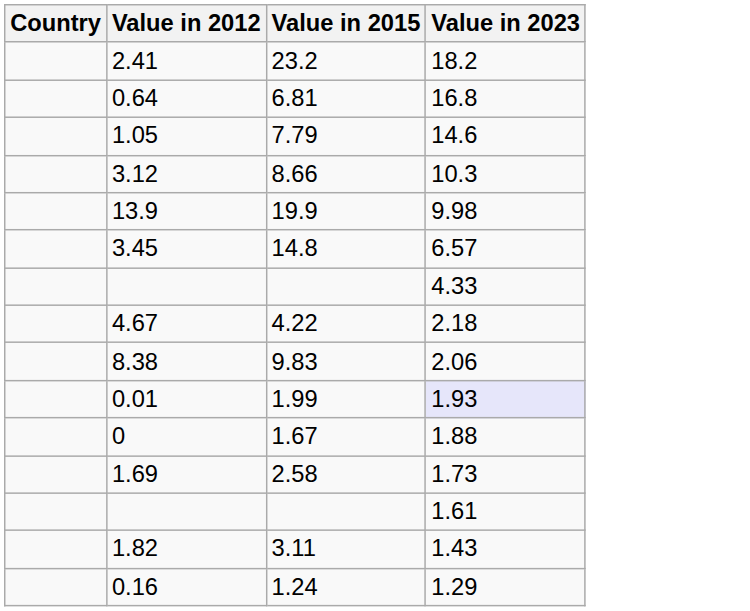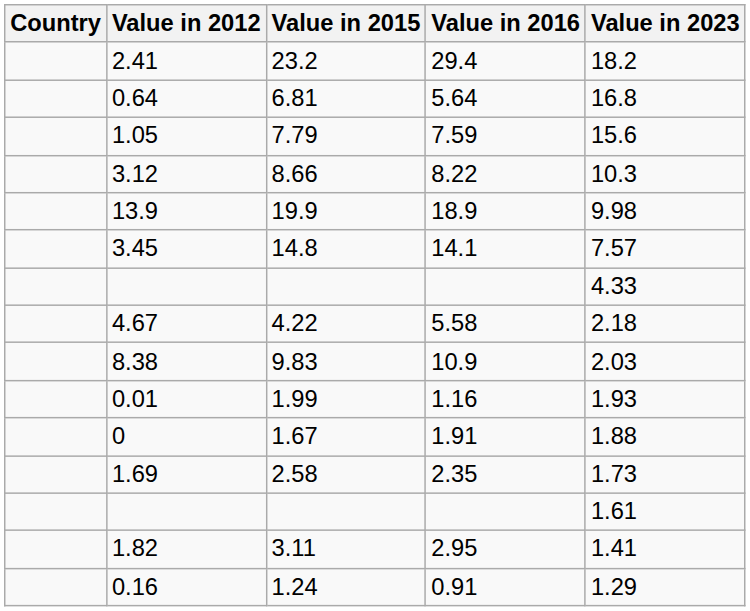+ column: (506, 23)
(454, 135) 14.6 -> (614, 135) 15.6
(454, 248) 6.57 -> (614, 248) 7.57
(454, 361) 2.06 -> (614, 361) 2.03
(454, 398) lavender background -> (614, 398) no background
(454, 549) 1.43 -> (614, 549) 1.41
